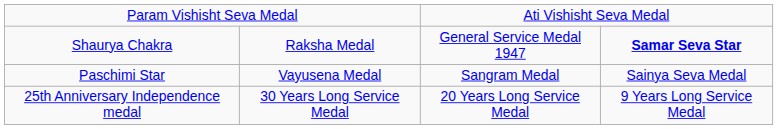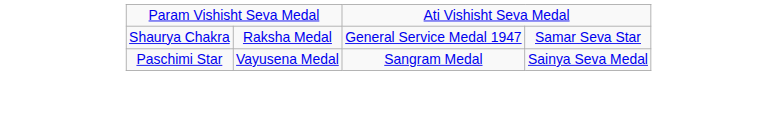(686, 45) bold -> (588, 37) normal
- row: (122, 105)
